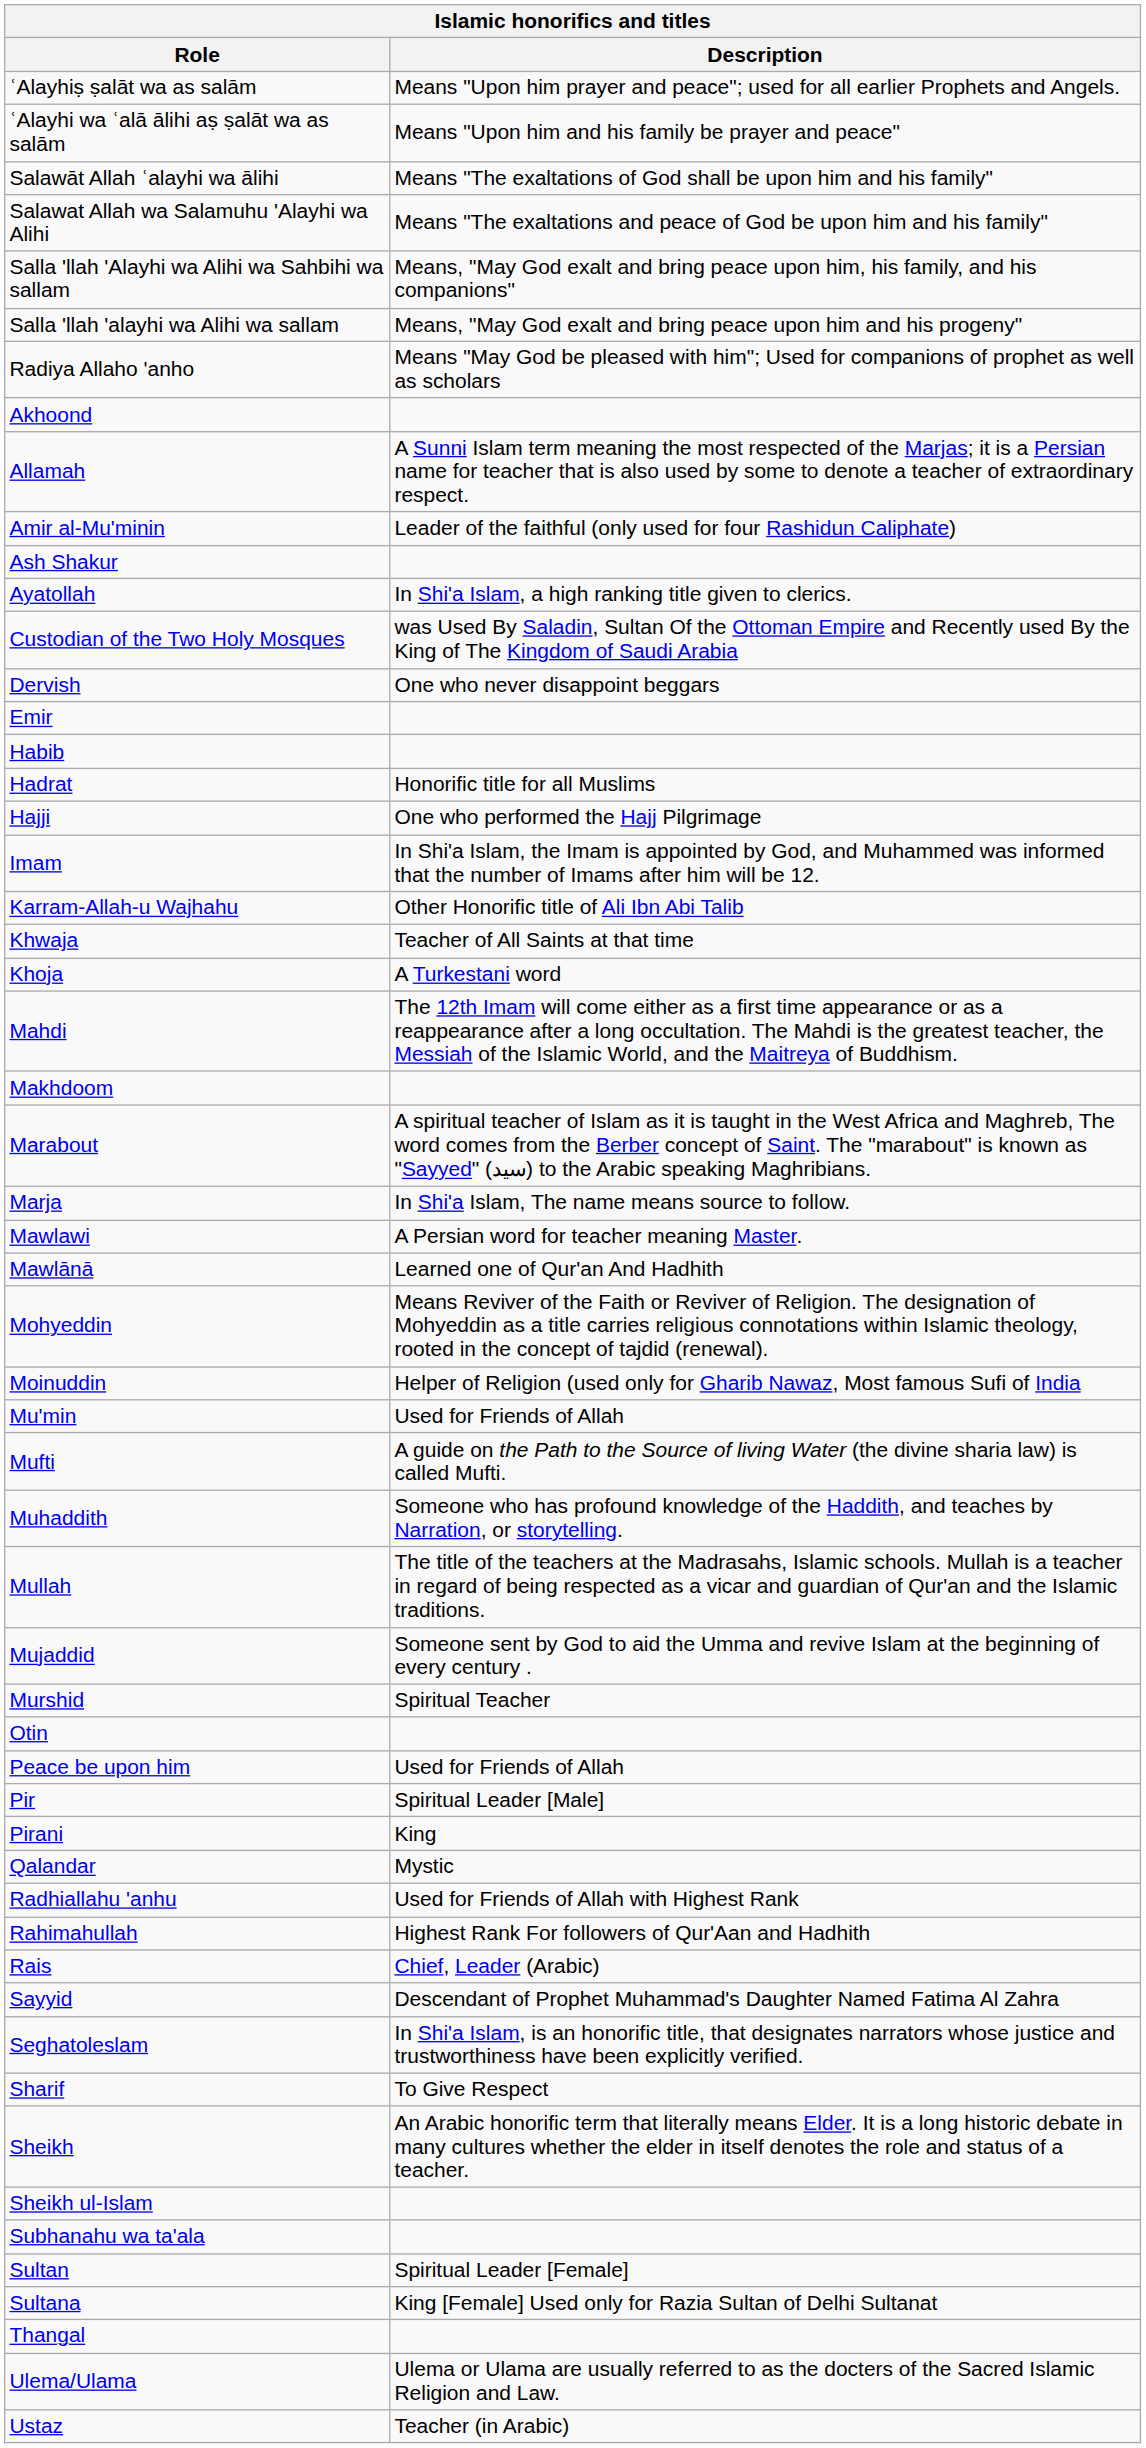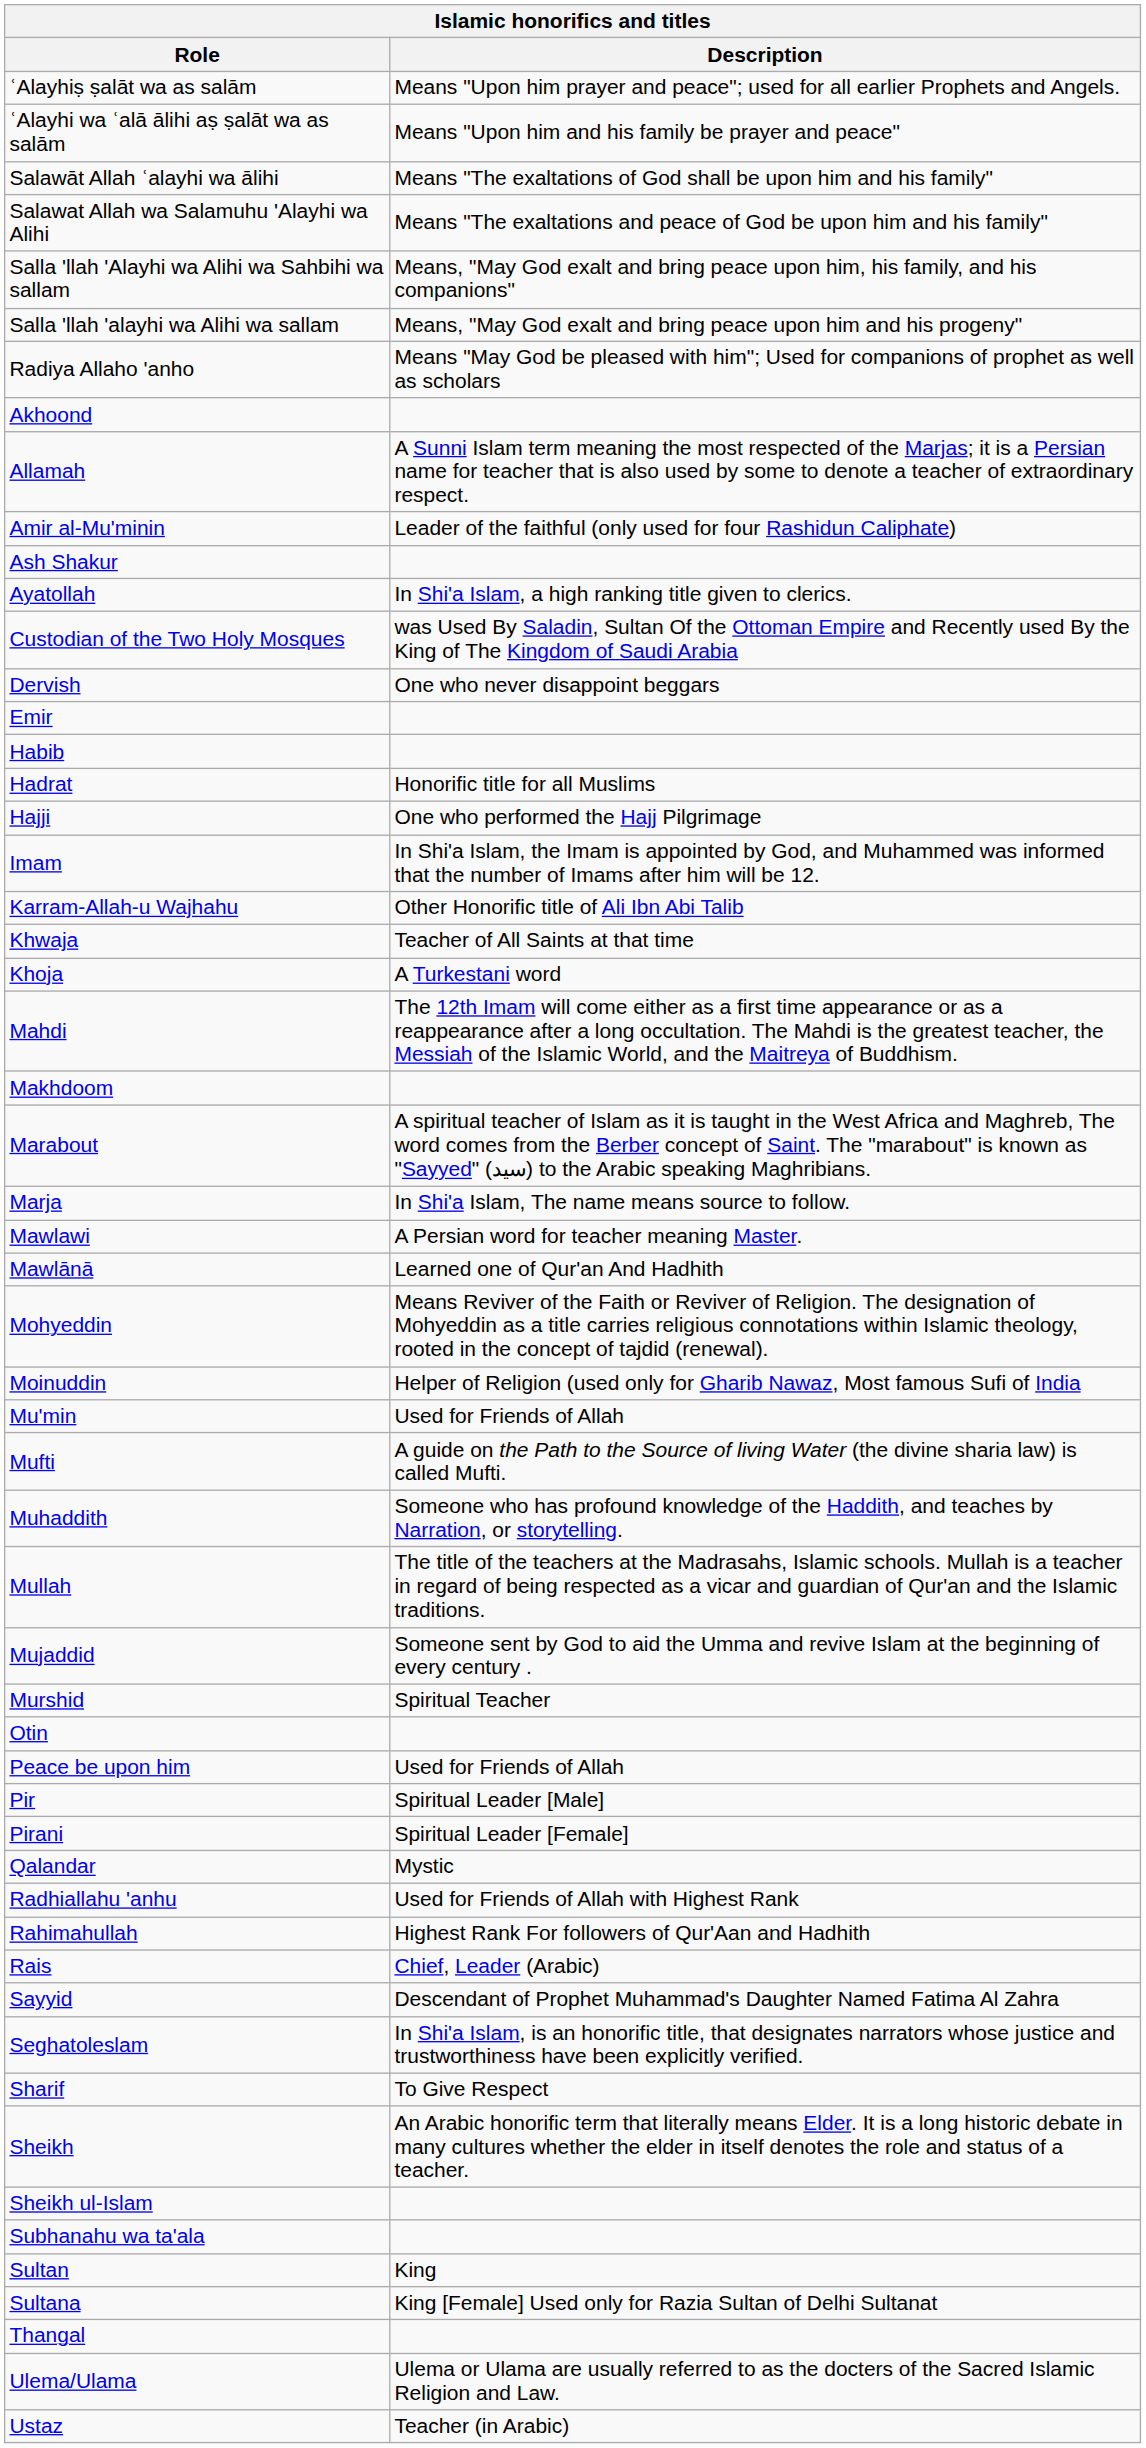(415, 1833) King -> (512, 1833) Spiritual Leader [Female]
(512, 2269) Spiritual Leader [Female] -> (415, 2269) King
